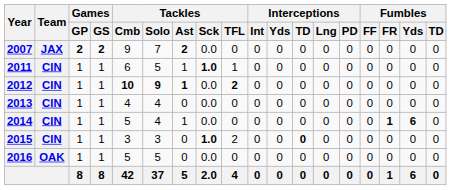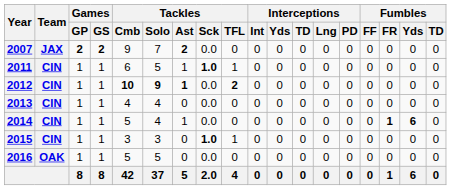(235, 139) 2 -> (235, 139) 1
(303, 139) bold -> (303, 139) normal
